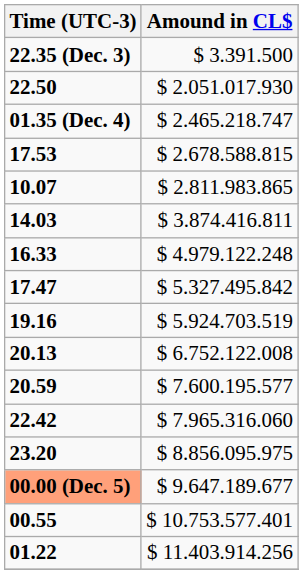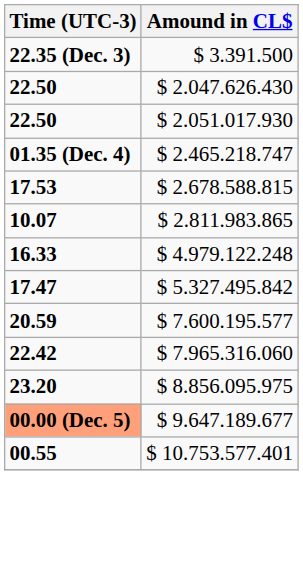+ row: (225, 87)
- row: (225, 220)
- row: (225, 320)
- row: (225, 353)
- row: (220, 552)
